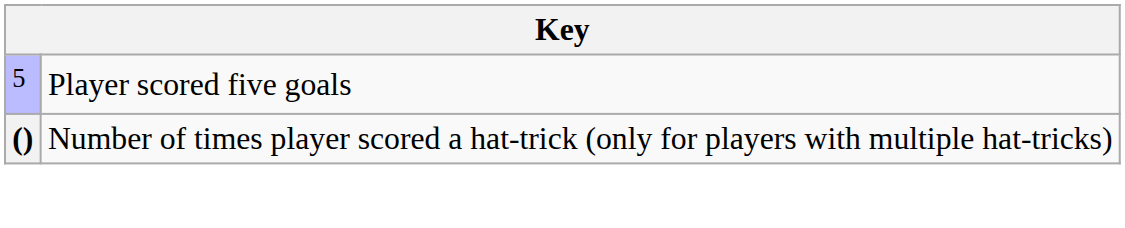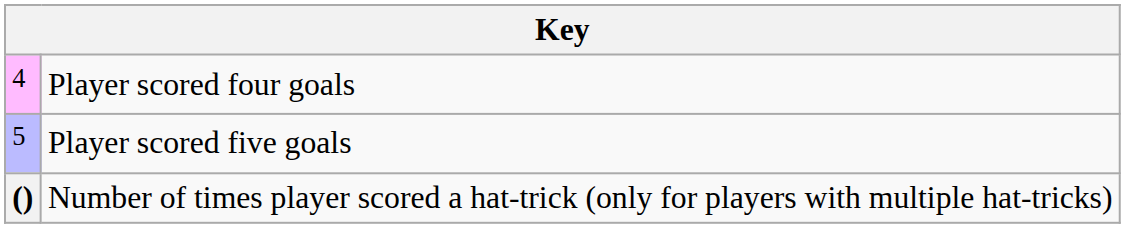+ row: (202, 84)
